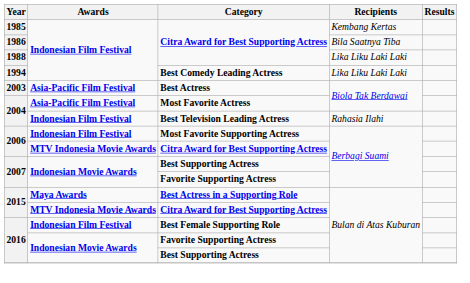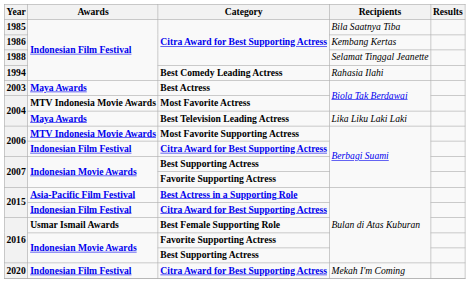(364, 27) Kembang Kertas -> (366, 27) Bila Saatnya Tiba
(366, 42) Bila Saatnya Tiba -> (364, 42) Kembang Kertas
(369, 57) Lika Liku Laki Laki -> (380, 57) Selamat Tinggal Jeanette
(369, 73) Lika Liku Laki Laki -> (357, 73) Rahasia Ilahi
(83, 88) Asia-Pacific Film Festival -> (58, 88) Maya Awards
(83, 103) Asia-Pacific Film Festival -> (93, 103) MTV Indonesia Movie Awards
(81, 118) Indonesian Film Festival -> (58, 118) Maya Awards
(357, 118) Rahasia Ilahi -> (369, 118) Lika Liku Laki Laki
(81, 133) Indonesian Film Festival -> (93, 133) MTV Indonesia Movie Awards
(93, 149) MTV Indonesia Movie Awards -> (81, 149) Indonesian Film Festival
(58, 194) Maya Awards -> (83, 194) Asia-Pacific Film Festival
(93, 210) MTV Indonesia Movie Awards -> (81, 210) Indonesian Film Festival
(81, 225) Indonesian Film Festival -> (74, 225) Usmar Ismail Awards
+ row: (16, 270)
